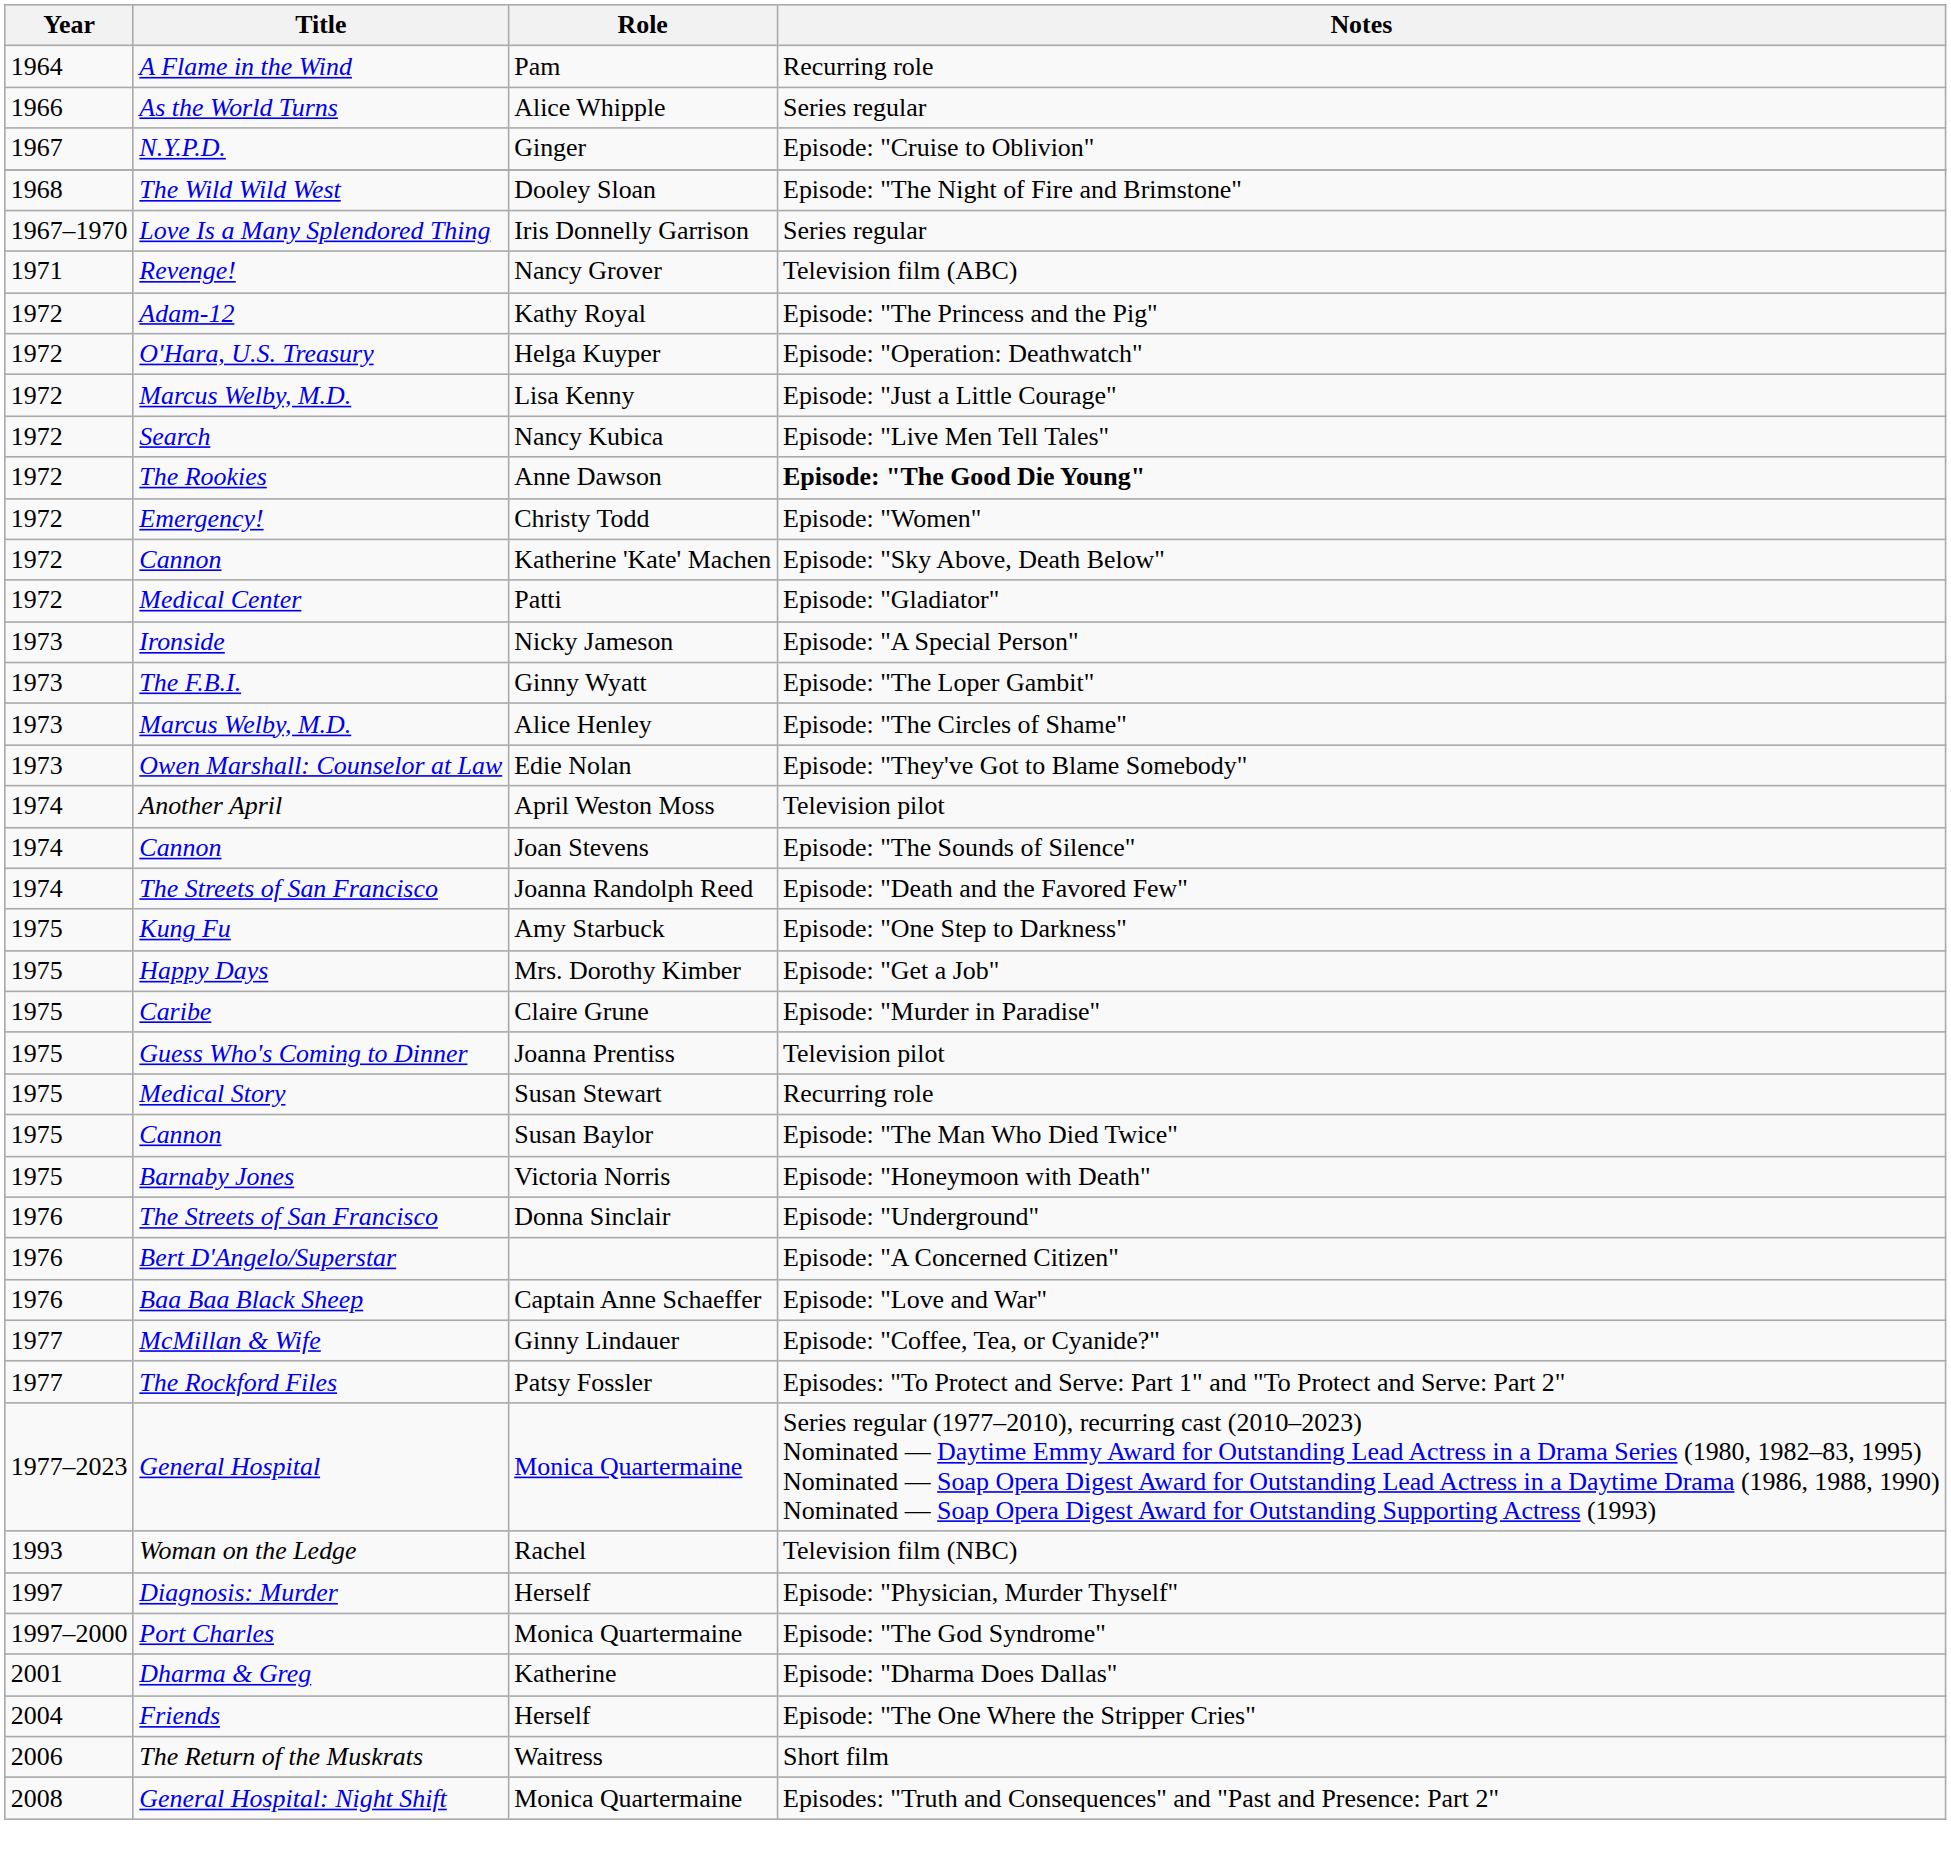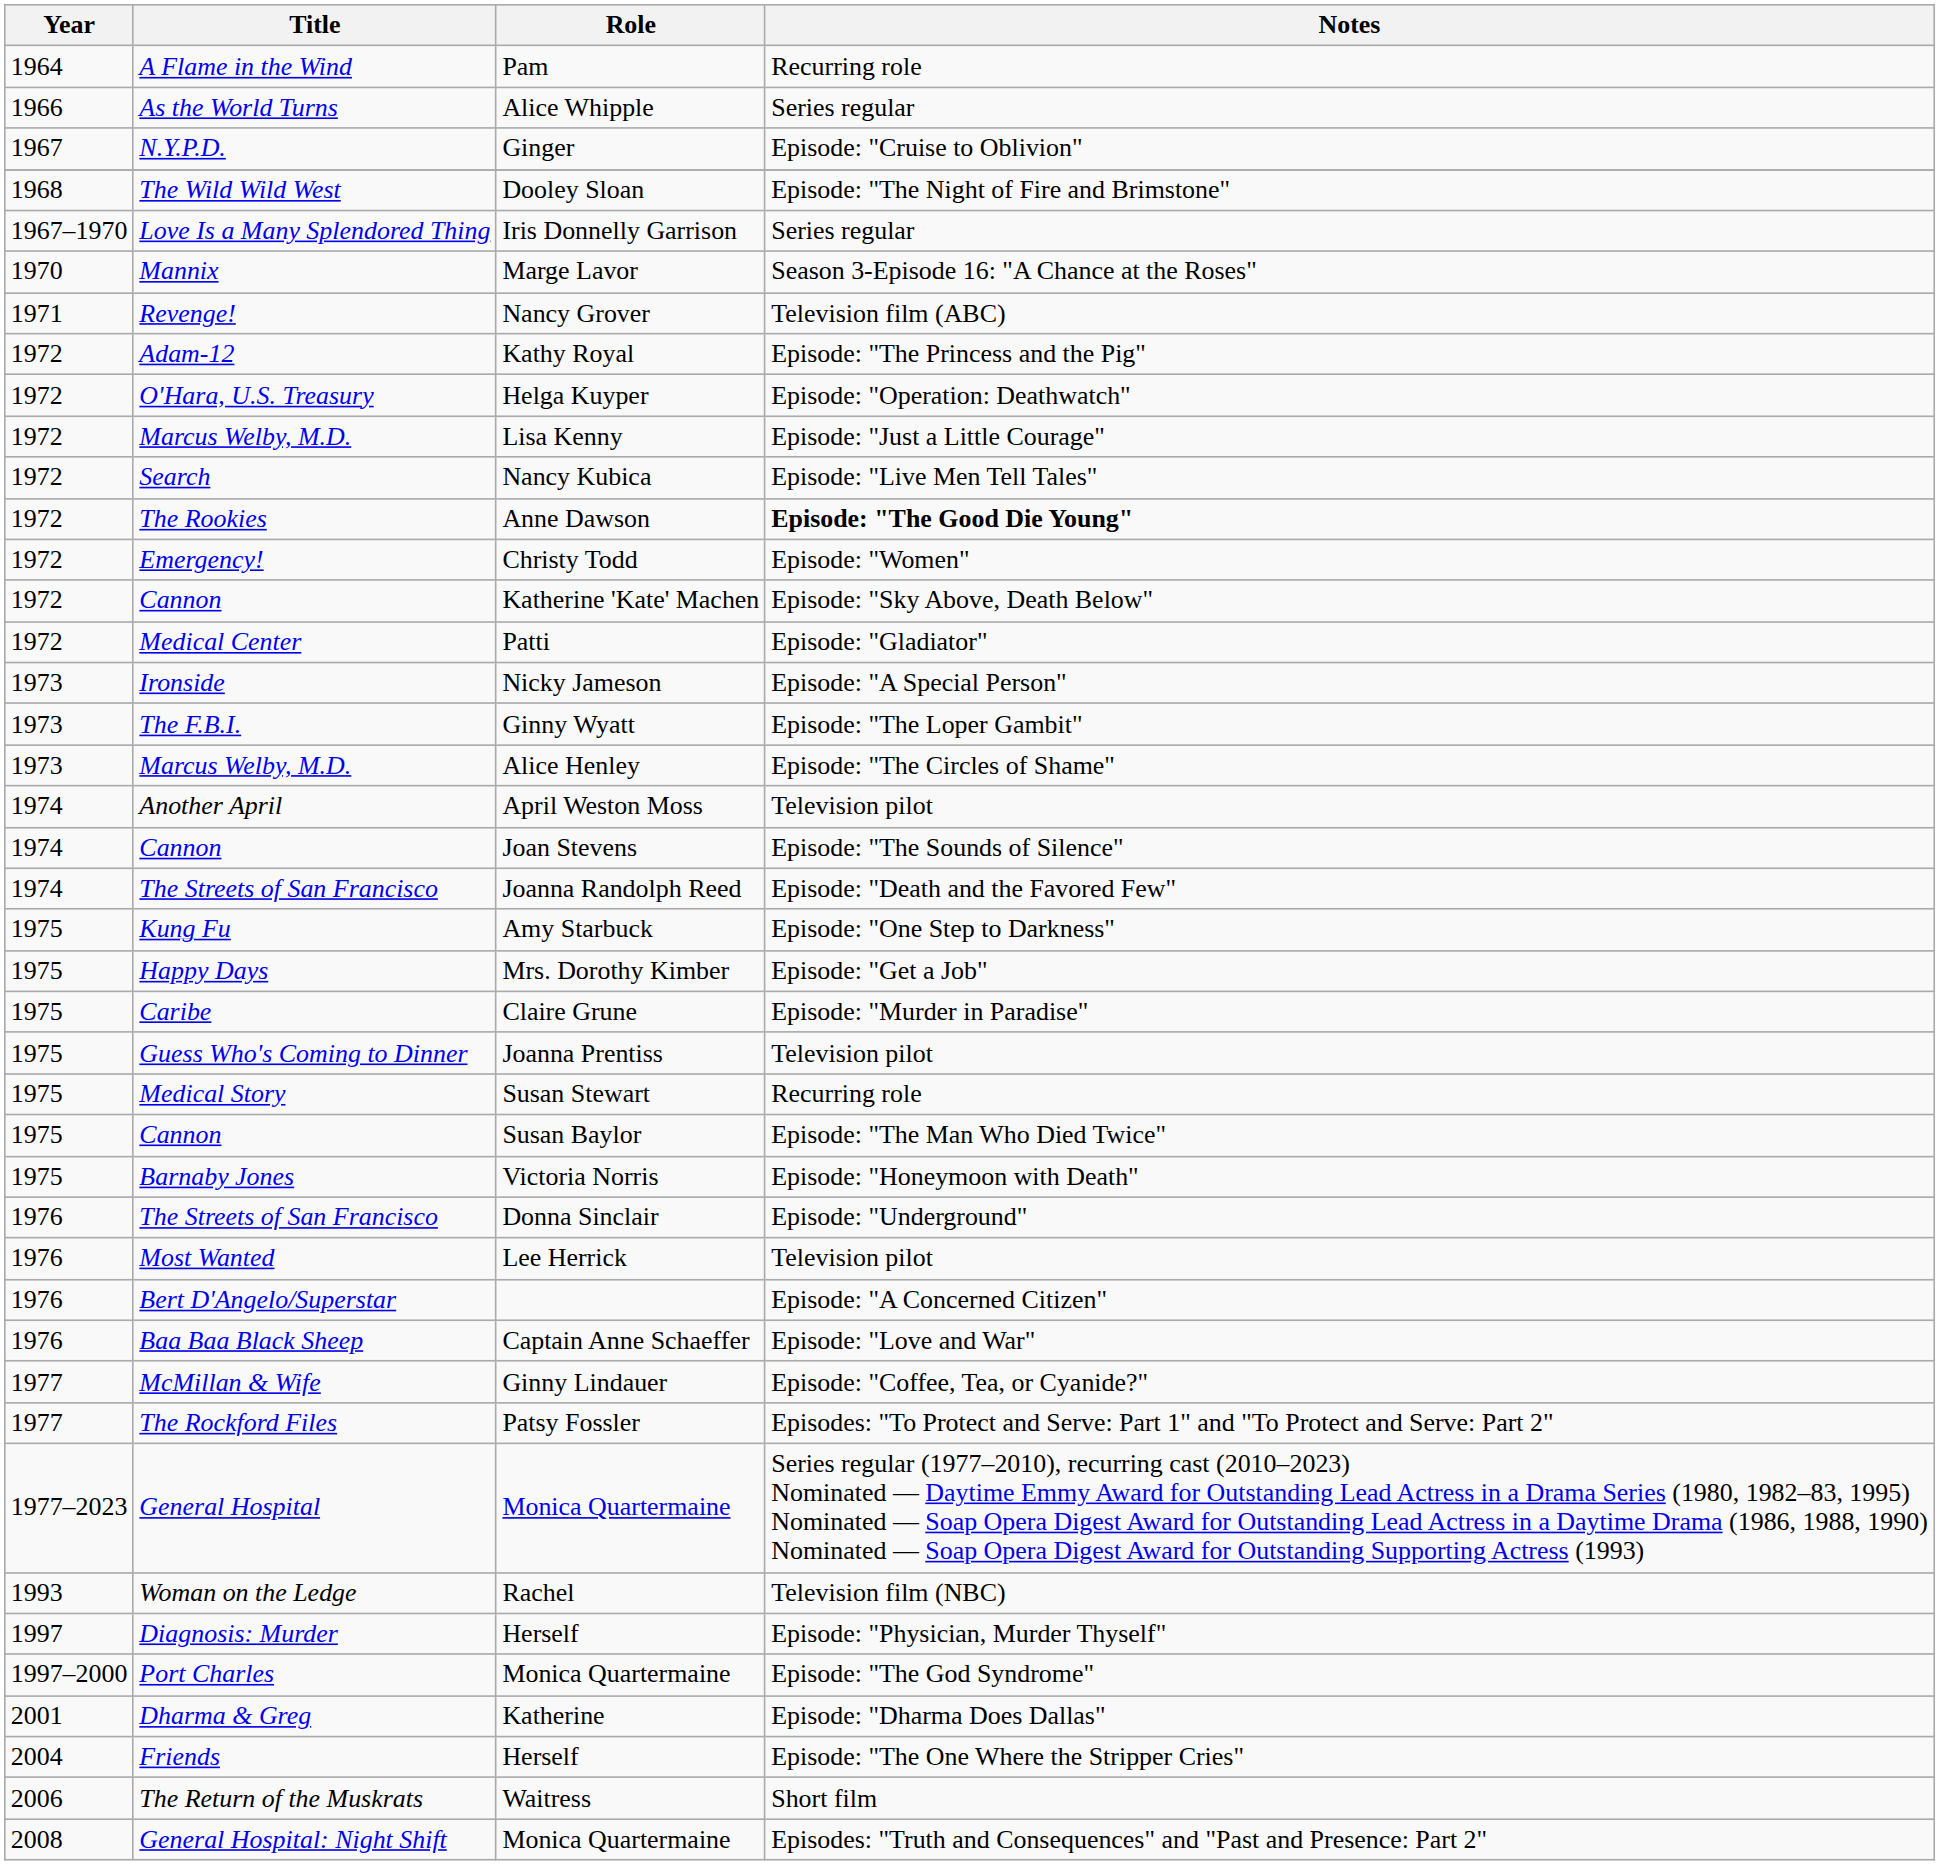+ row: (179, 271)
- row: (321, 764)
+ row: (207, 1258)
